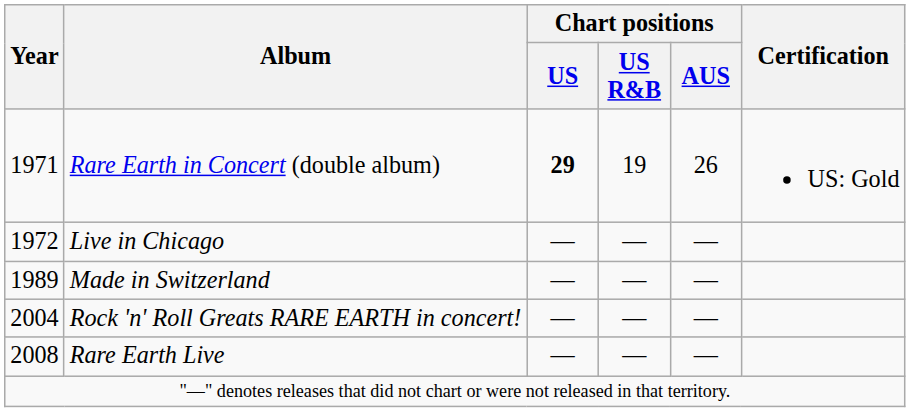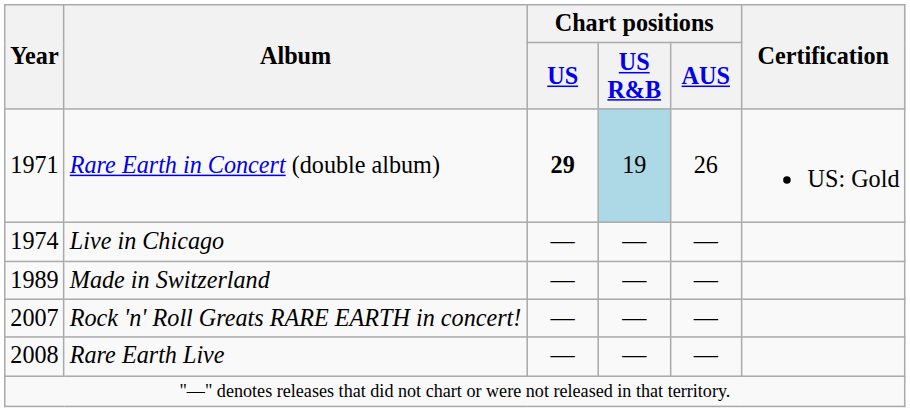(634, 165) no background -> (634, 165) lightblue background
(34, 241) 1972 -> (34, 241) 1974
(34, 317) 2004 -> (34, 317) 2007
